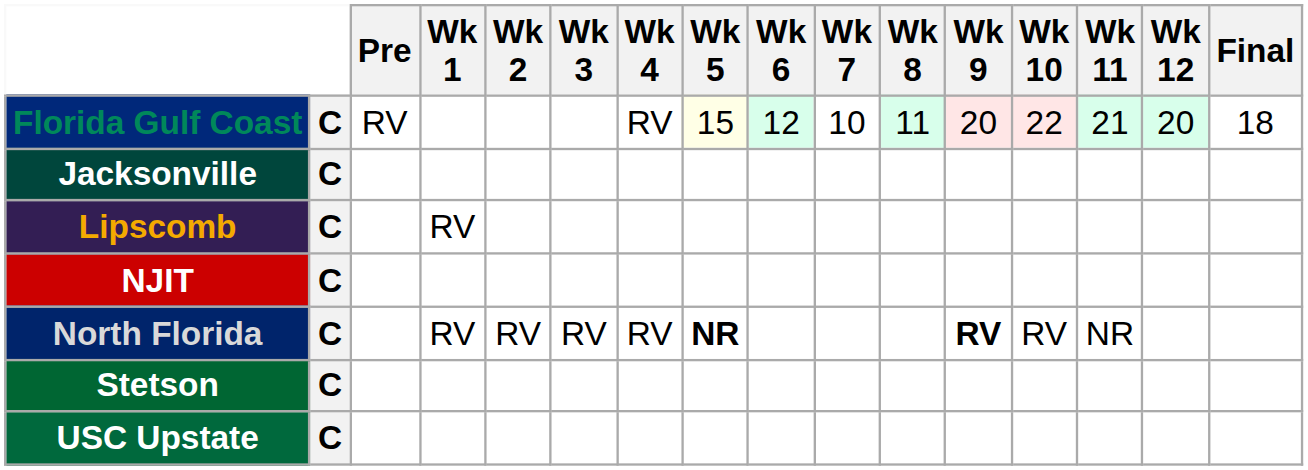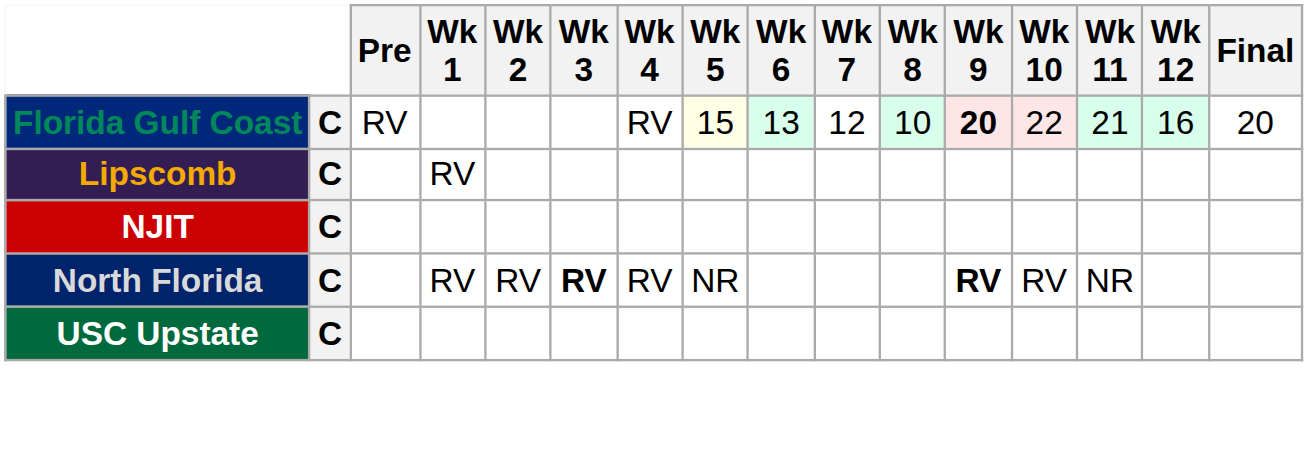(781, 122) 12 -> (781, 122) 13
(847, 122) 10 -> (847, 122) 12
(913, 122) 11 -> (913, 122) 10
(978, 122) normal -> (978, 122) bold
(1176, 122) 20 -> (1176, 122) 16
(1255, 122) 18 -> (1255, 122) 20
- row: (158, 175)
(584, 333) normal -> (584, 280) bold
(715, 333) bold -> (715, 280) normal
- row: (158, 386)
